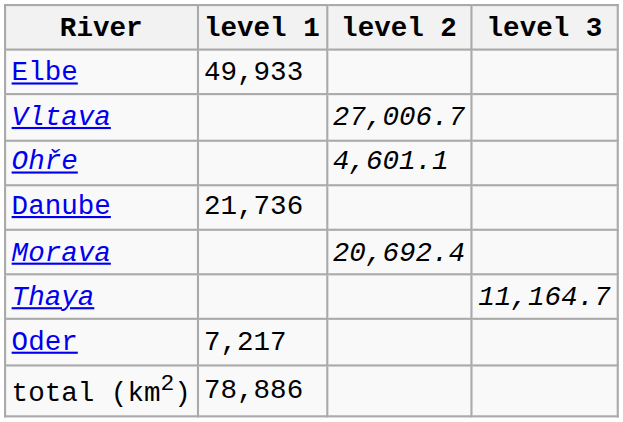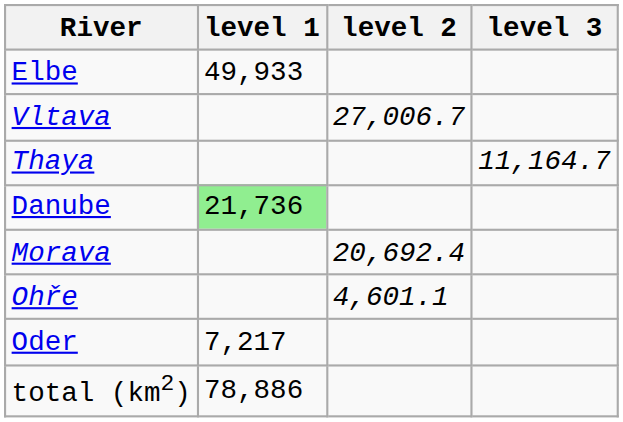rows swapped: (45, 162) <-> (53, 297)
(254, 207) no background -> (254, 207) lightgreen background
